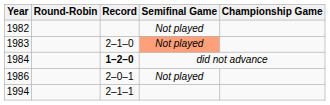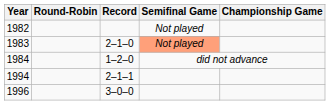(120, 60) bold -> (120, 60) normal
- row: (18, 76)
+ row: (18, 92)
